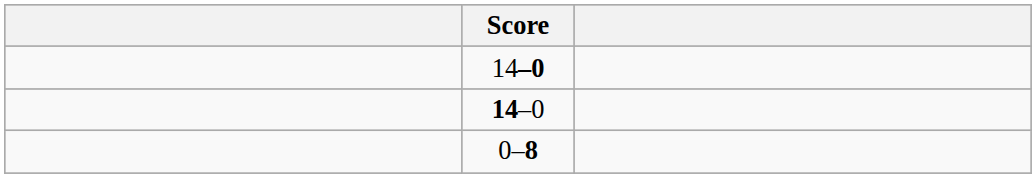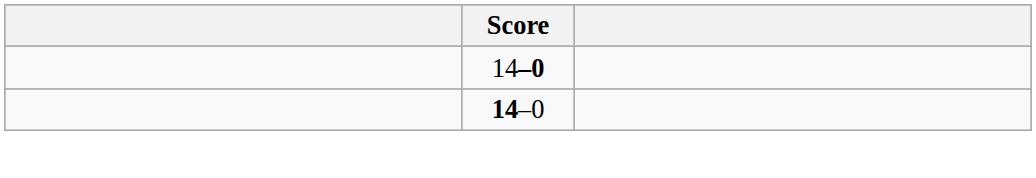- row: (234, 151)
